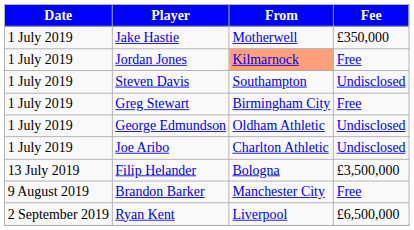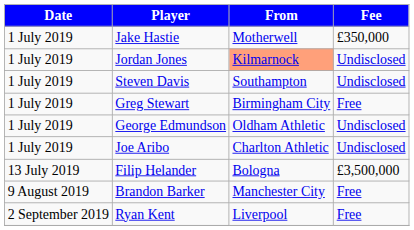(349, 59) Free -> (371, 59) Undisclosed
(368, 214) £6,500,000 -> (349, 214) Free
